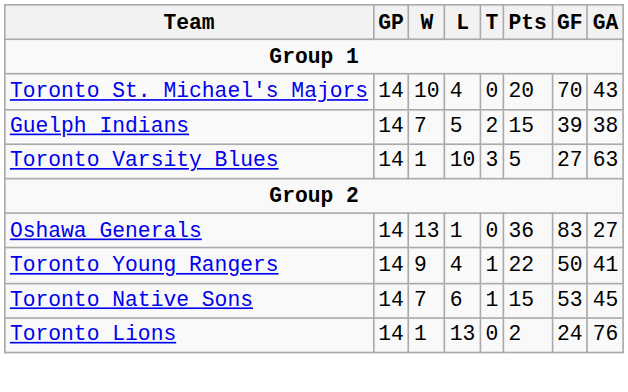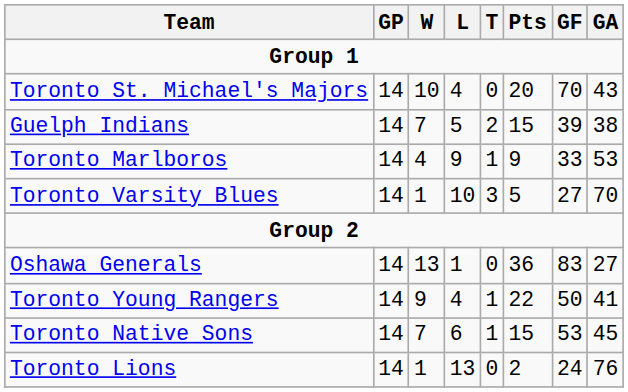+ row: (119, 161)
(606, 161) 63 -> (606, 196) 70
